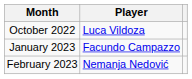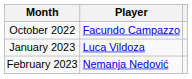(114, 30) Luca Vildoza -> (131, 30) Facundo Campazzo
(131, 47) Facundo Campazzo -> (114, 47) Luca Vildoza
